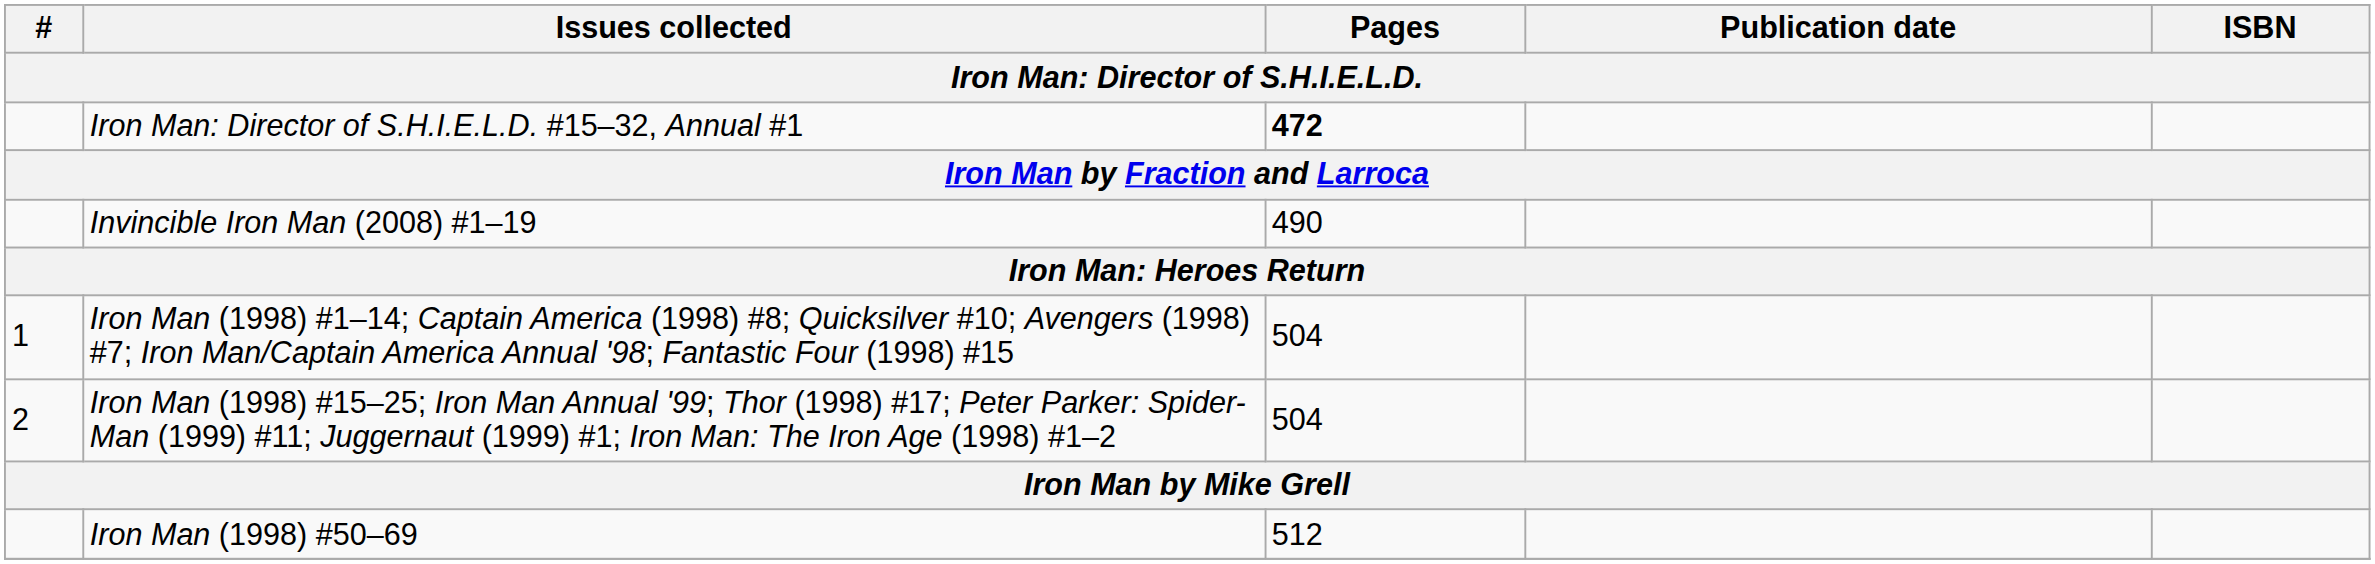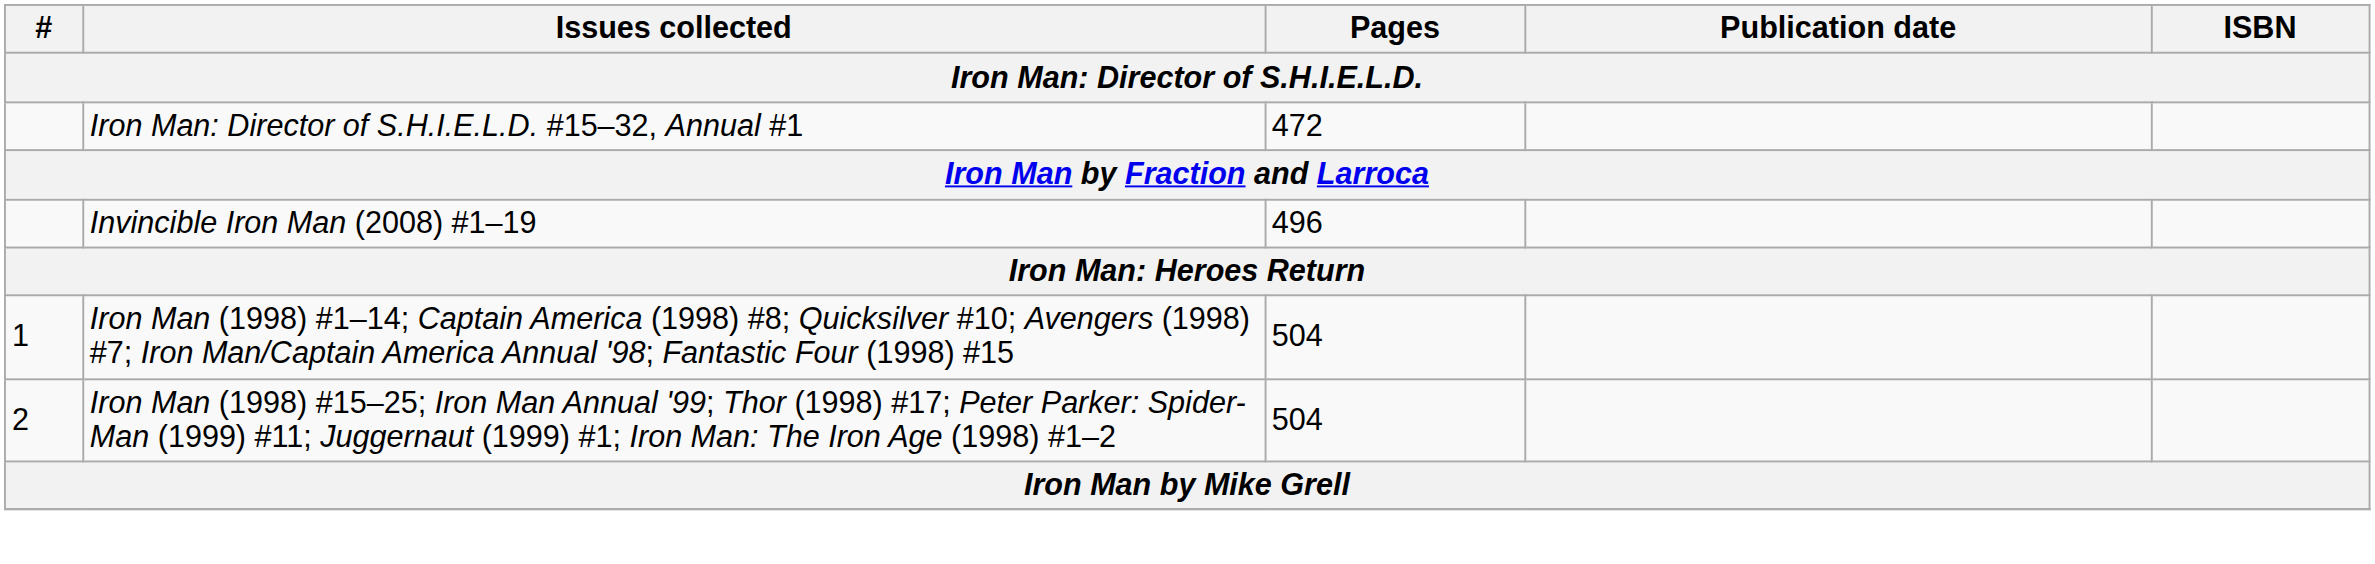(1297, 125) bold -> (1297, 125) normal
(1297, 222) 490 -> (1297, 222) 496
- row: (254, 533)
